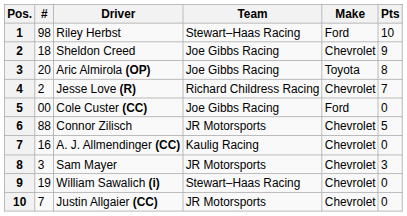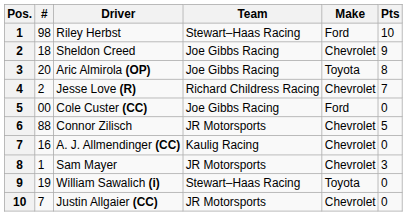(41, 164) 3 -> (41, 164) 1
(350, 183) Chevrolet -> (342, 183) Toyota
